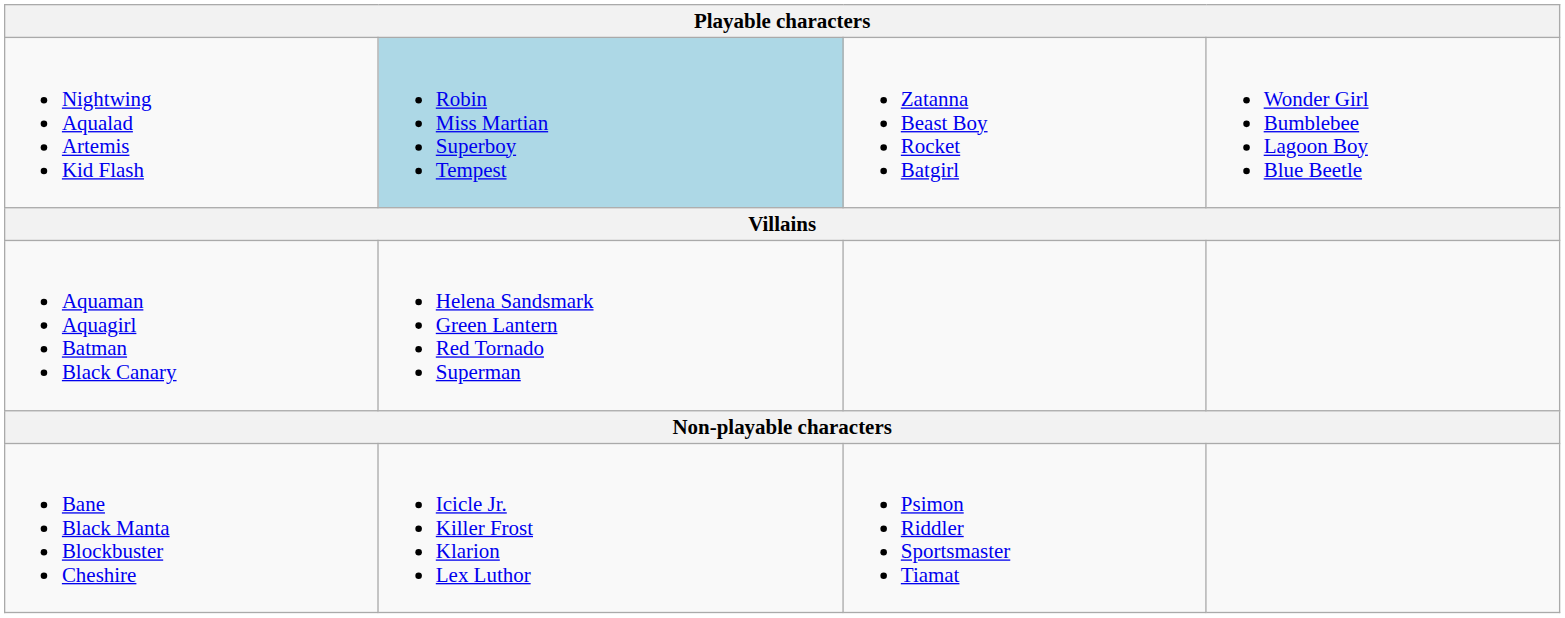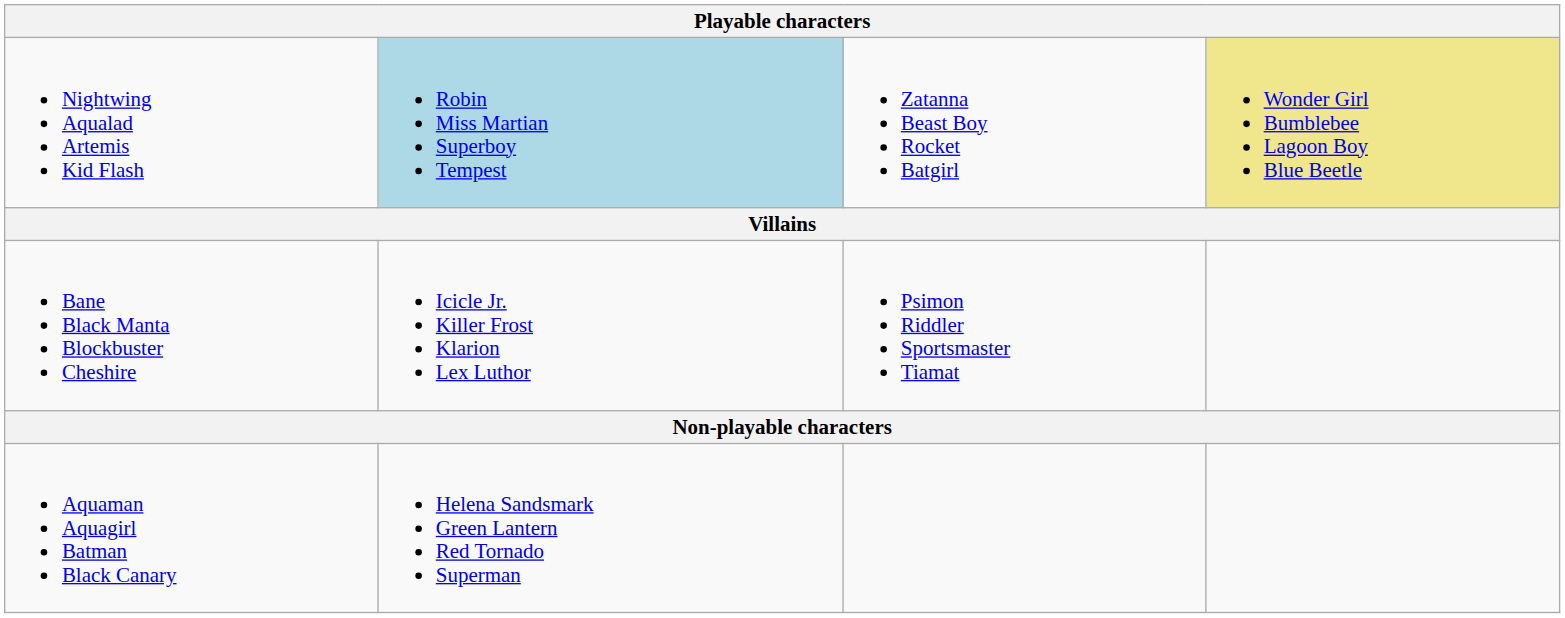(1383, 134) no background -> (1383, 134) khaki background
rows swapped: (192, 540) <-> (192, 337)
